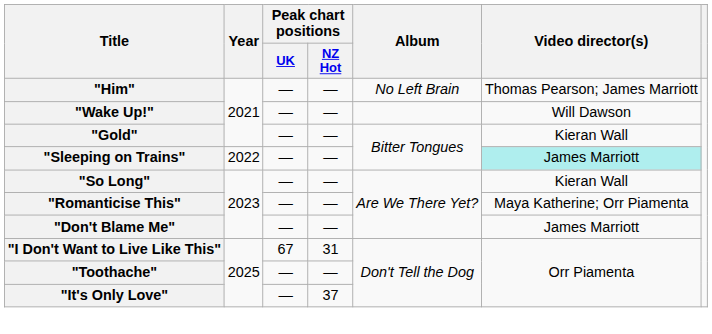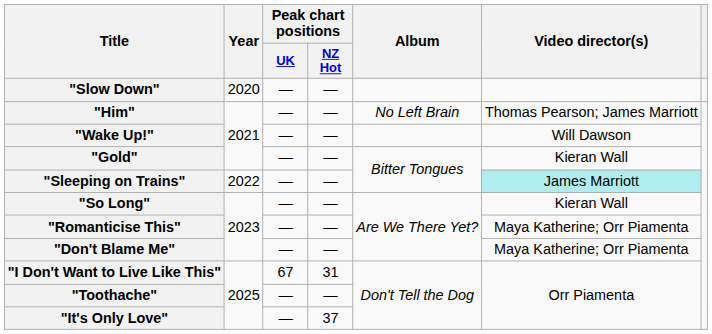+ row: (114, 89)
(591, 226) James Marriott -> (591, 249) Maya Katherine; Orr Piamenta
